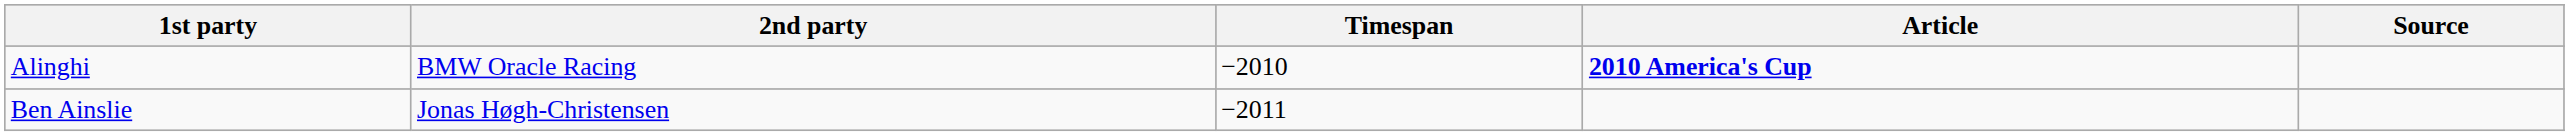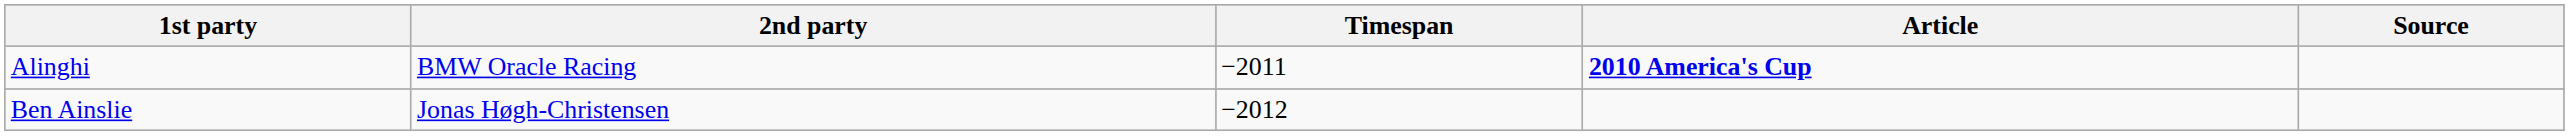(1254, 66) −2010 -> (1254, 66) −2011
(1254, 108) −2011 -> (1254, 108) −2012
